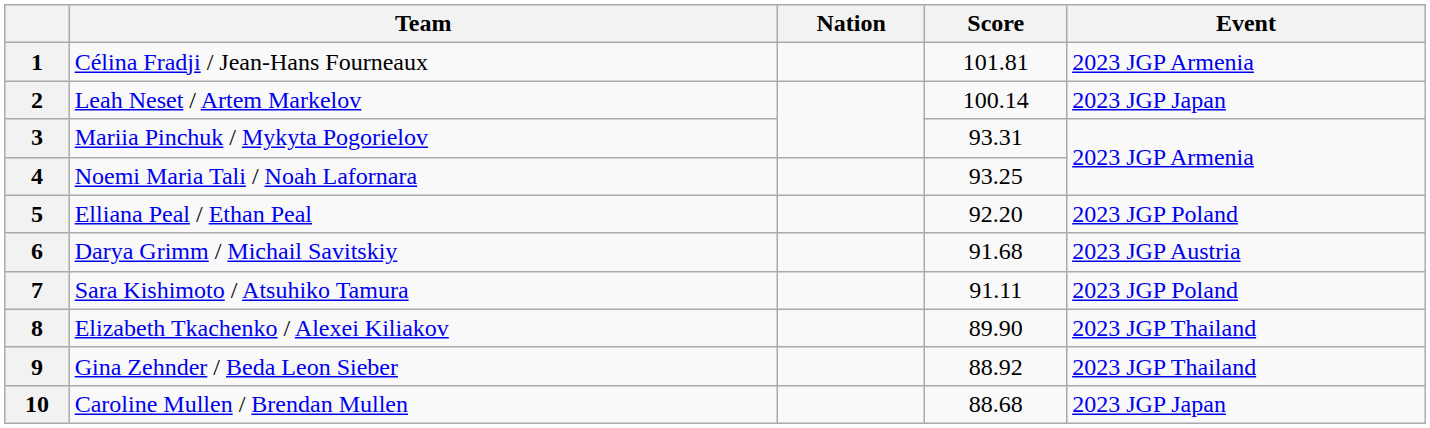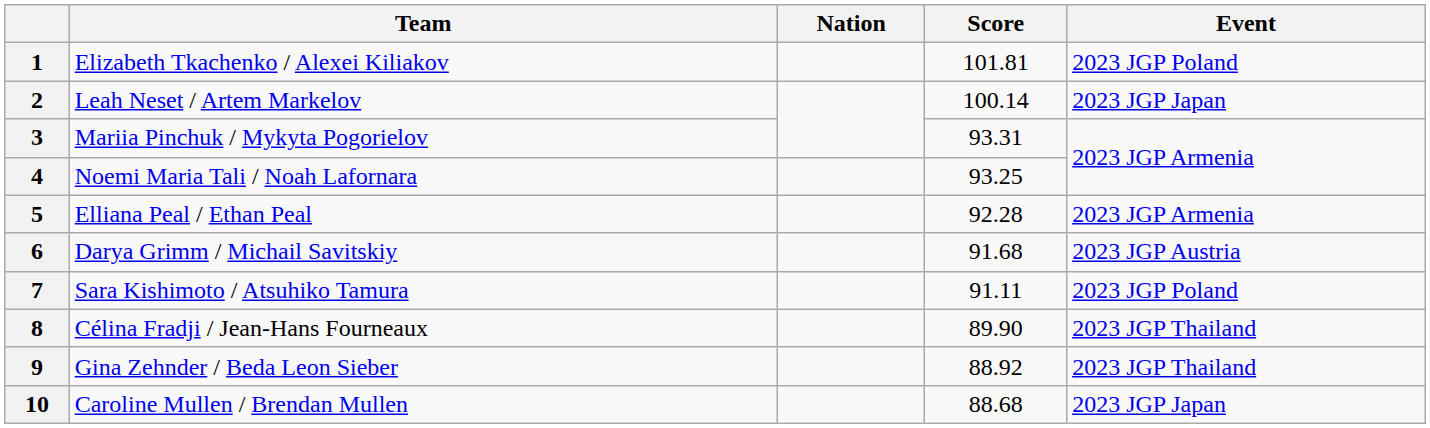(251, 61) Célina Fradji / Jean-Hans Fourneaux -> (262, 61) Elizabeth Tkachenko / Alexei Kiliakov
(1163, 61) 2023 JGP Armenia -> (1155, 61) 2023 JGP Poland
(996, 213) 92.20 -> (996, 213) 92.28
(1155, 213) 2023 JGP Poland -> (1163, 213) 2023 JGP Armenia
(262, 328) Elizabeth Tkachenko / Alexei Kiliakov -> (251, 328) Célina Fradji / Jean-Hans Fourneaux
